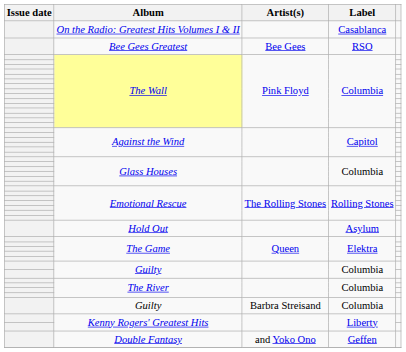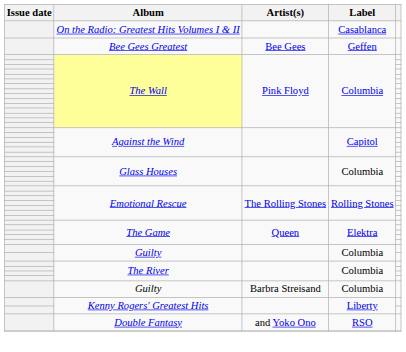(362, 46) RSO -> (362, 46) Geffen
- row: (148, 228)
(362, 339) Geffen -> (362, 322) RSO
